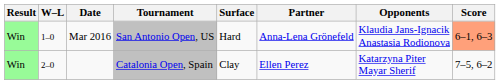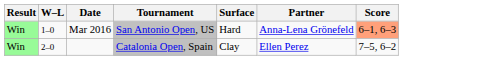- column: (404, 13)
